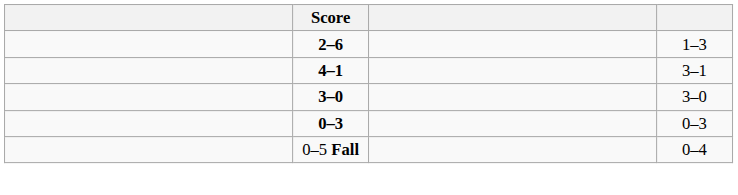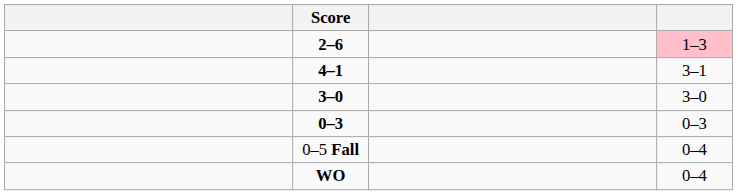(694, 44) no background -> (694, 44) pink background
+ row: (331, 176)
